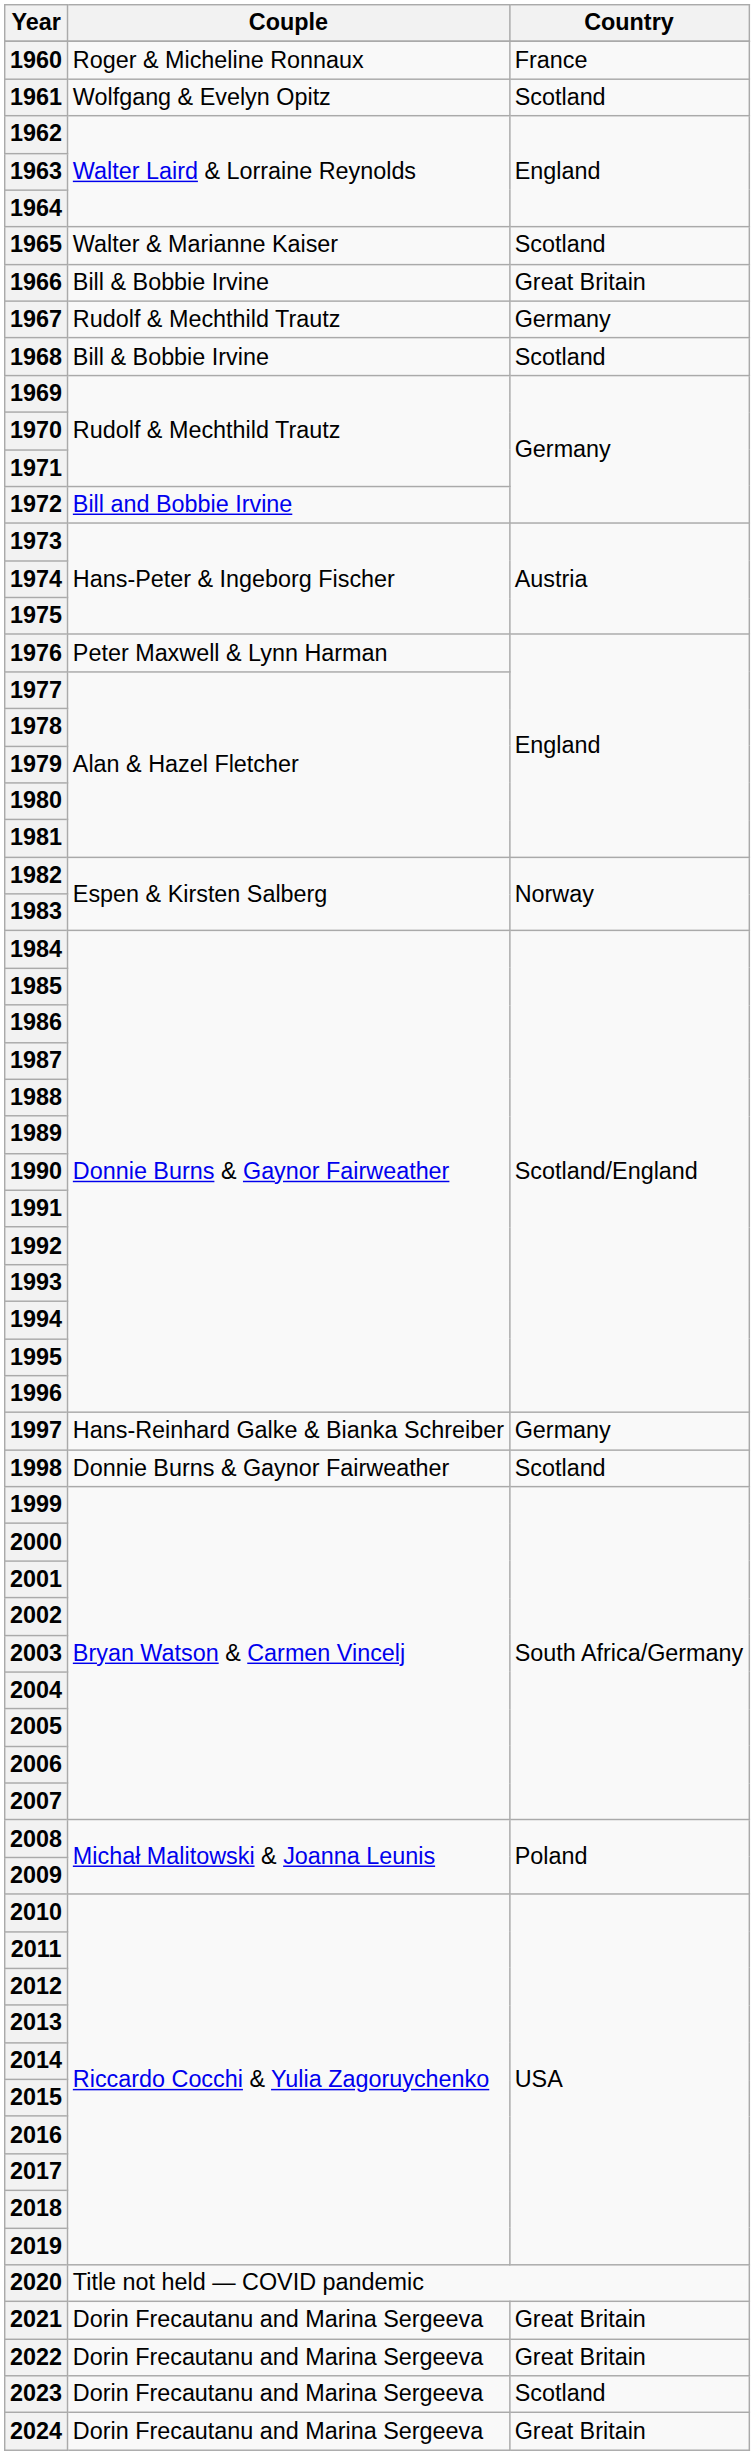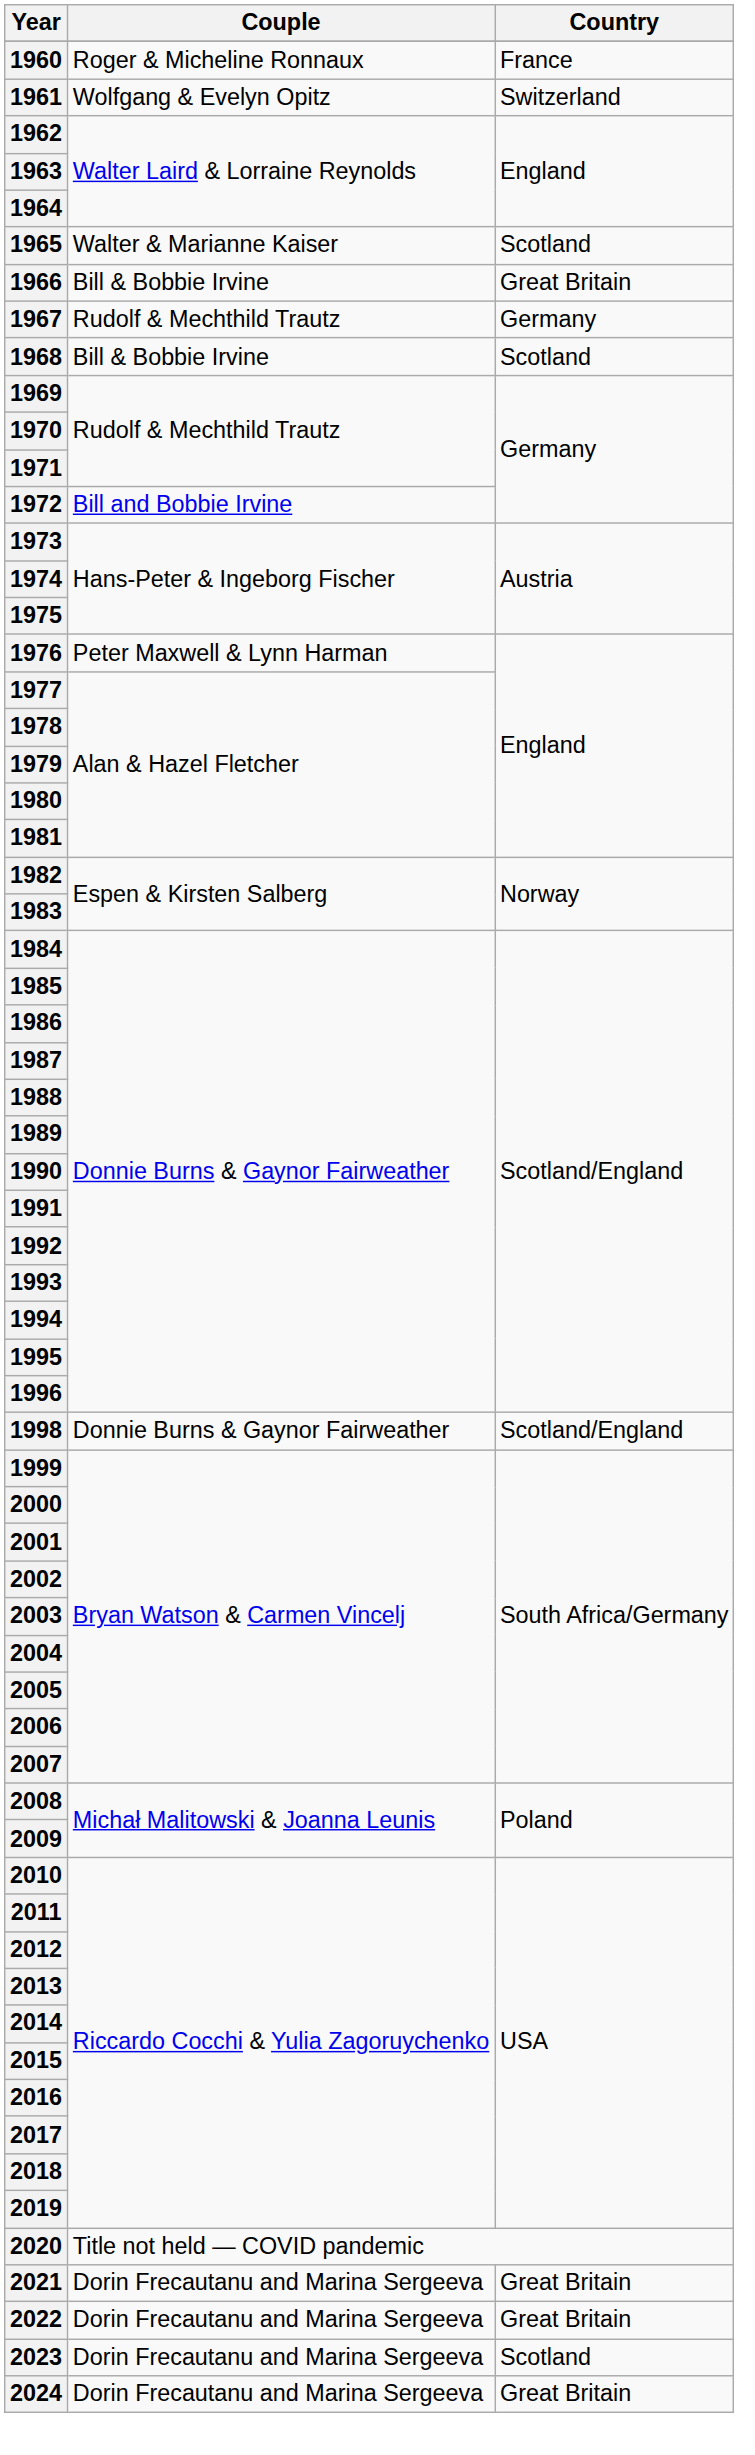(560, 97) Scotland -> (560, 97) Switzerland
- row: (36, 1430)
(560, 1467) Scotland -> (592, 1430) Scotland/England
